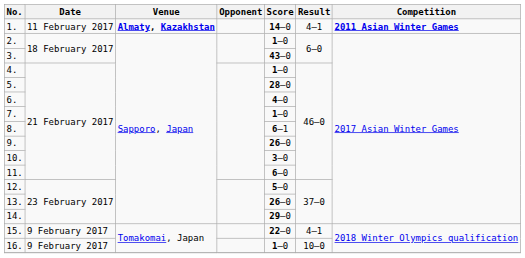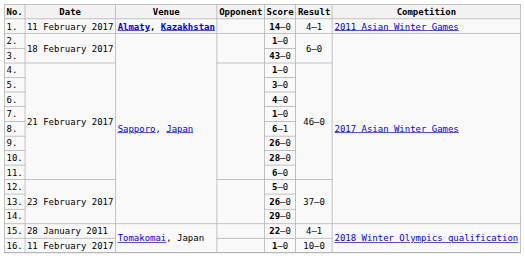(397, 26) bold -> (397, 26) normal
(280, 85) 28–0 -> (280, 85) 3–0
(280, 158) 3–0 -> (280, 158) 28–0
(67, 231) 9 February 2017 -> (67, 231) 28 January 2011
(67, 246) 9 February 2017 -> (70, 246) 11 February 2017
